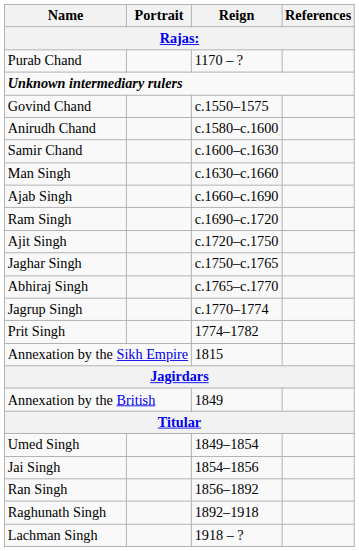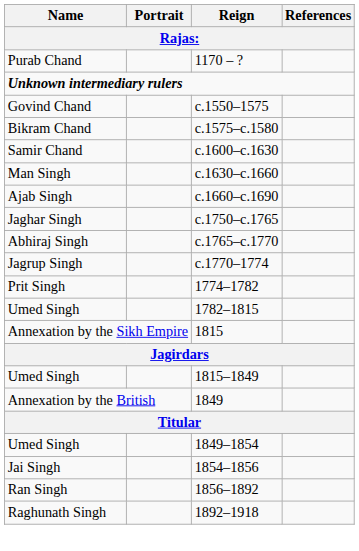+ row: (49, 128)
- row: (52, 128)
- row: (40, 219)
- row: (37, 241)
+ row: (44, 309)
+ row: (44, 377)
- row: (53, 535)
